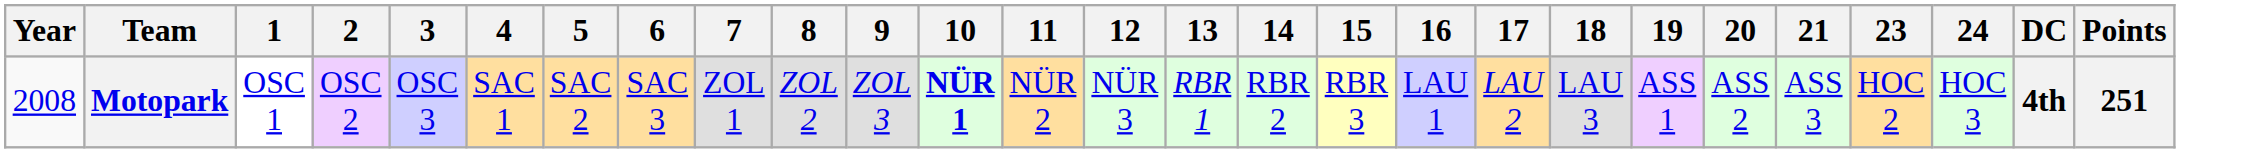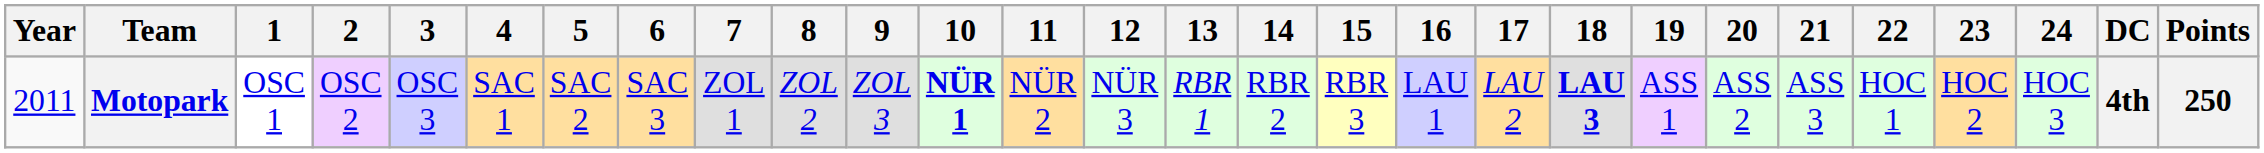+ column: (1893, 30)
(44, 101) 2008 -> (44, 101) 2011
(1591, 101) normal -> (1592, 101) bold
(2124, 101) 251 -> (2208, 101) 250
